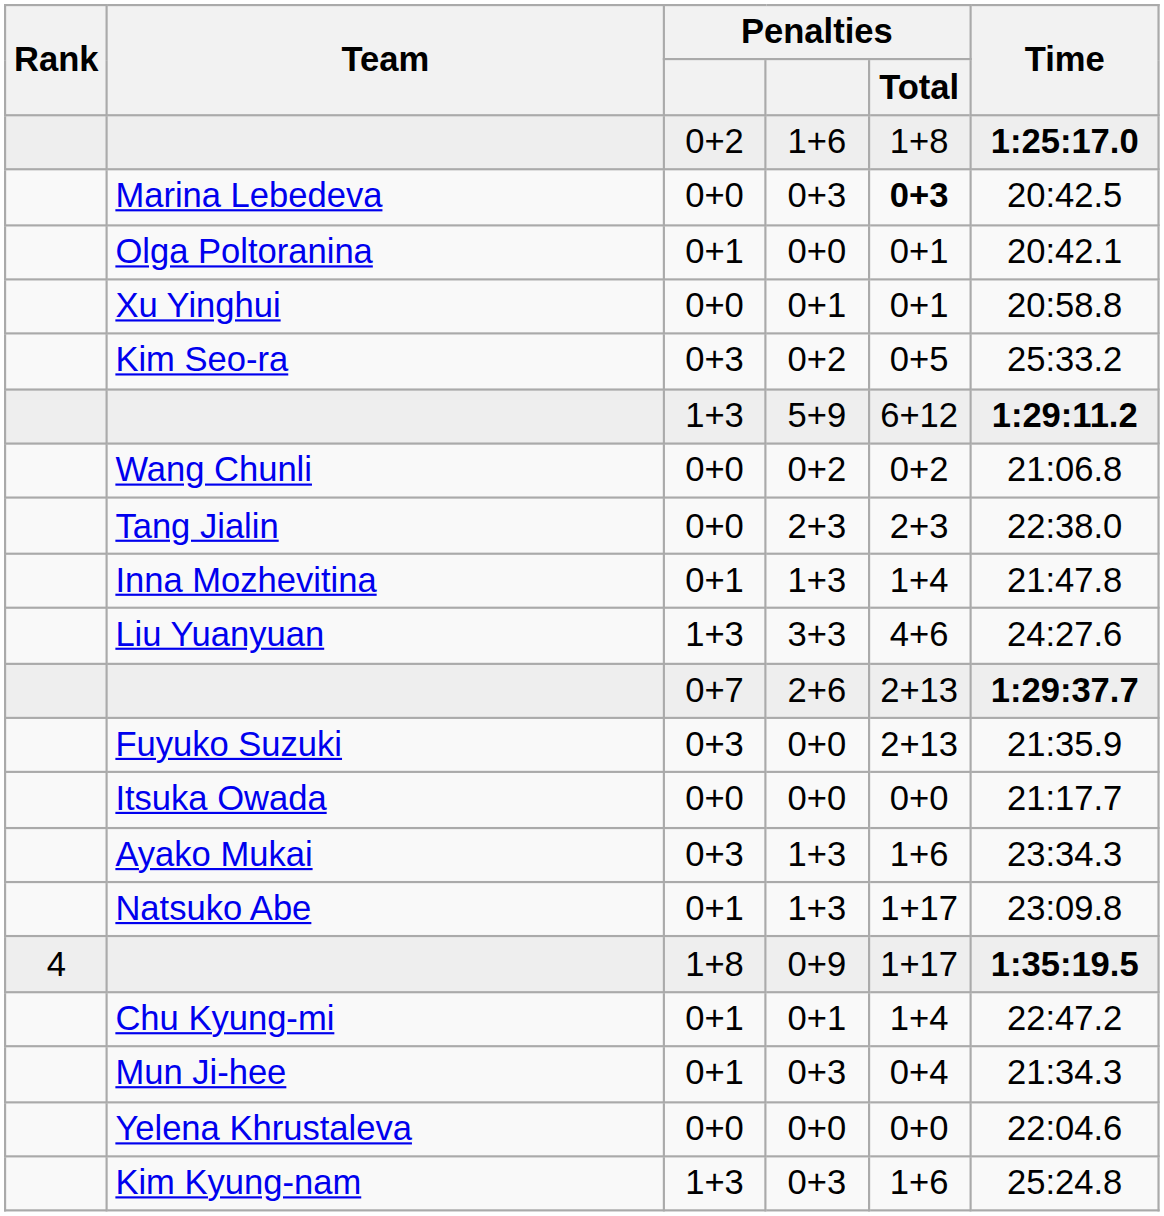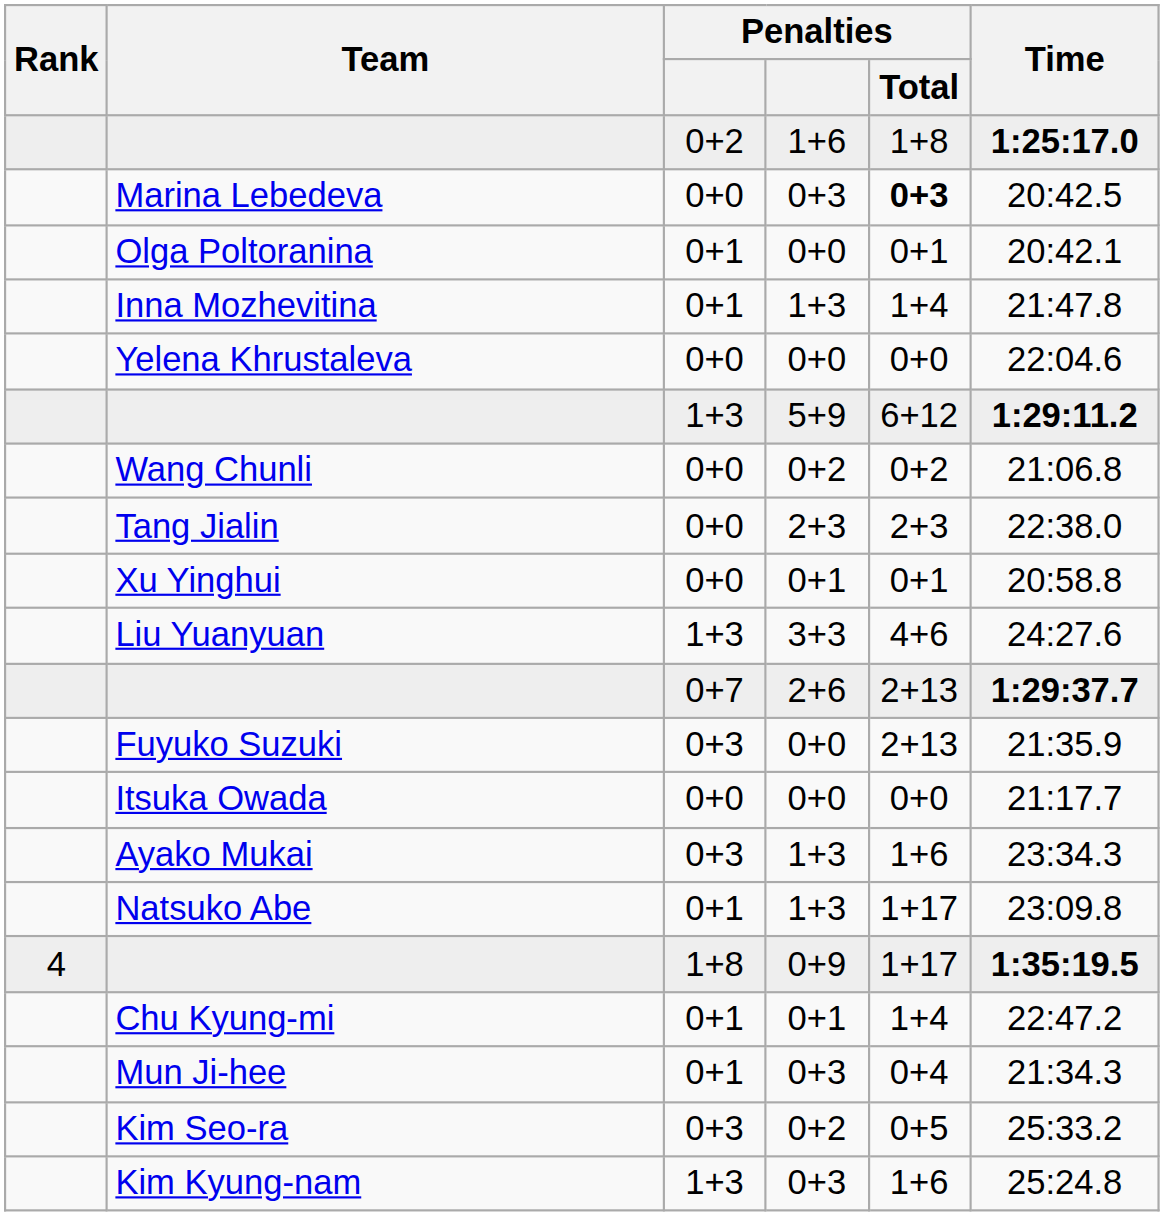rows swapped: (246, 580) <-> (198, 305)
rows swapped: (264, 1128) <-> (202, 360)
